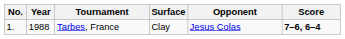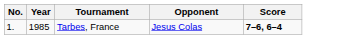- column: (168, 11)
(39, 26) 1988 -> (39, 26) 1985
